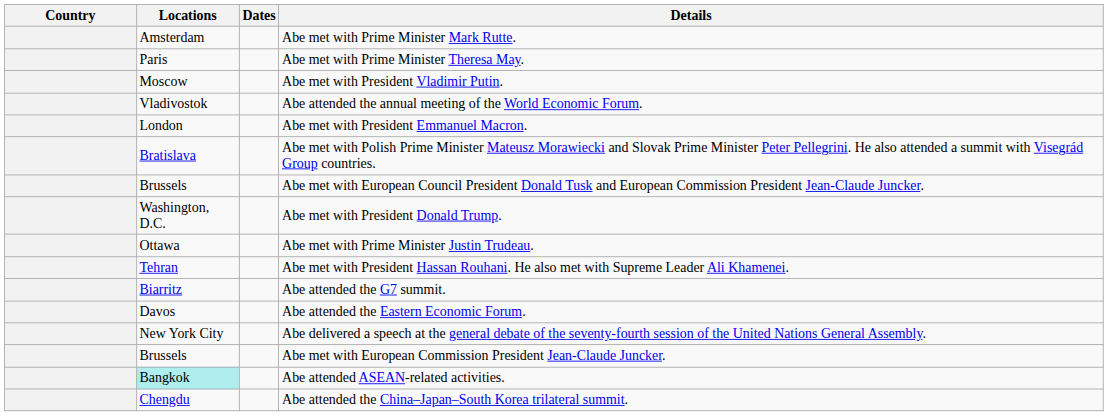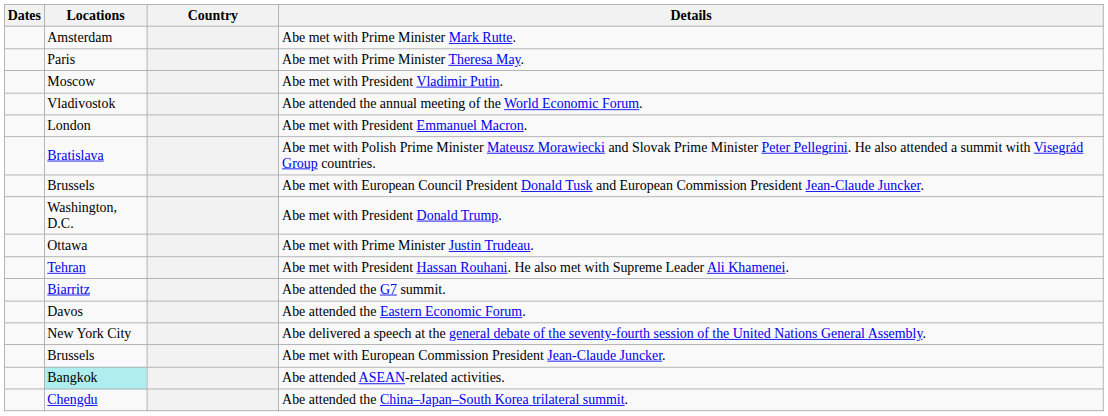columns swapped: (70, 15) <-> (259, 15)
